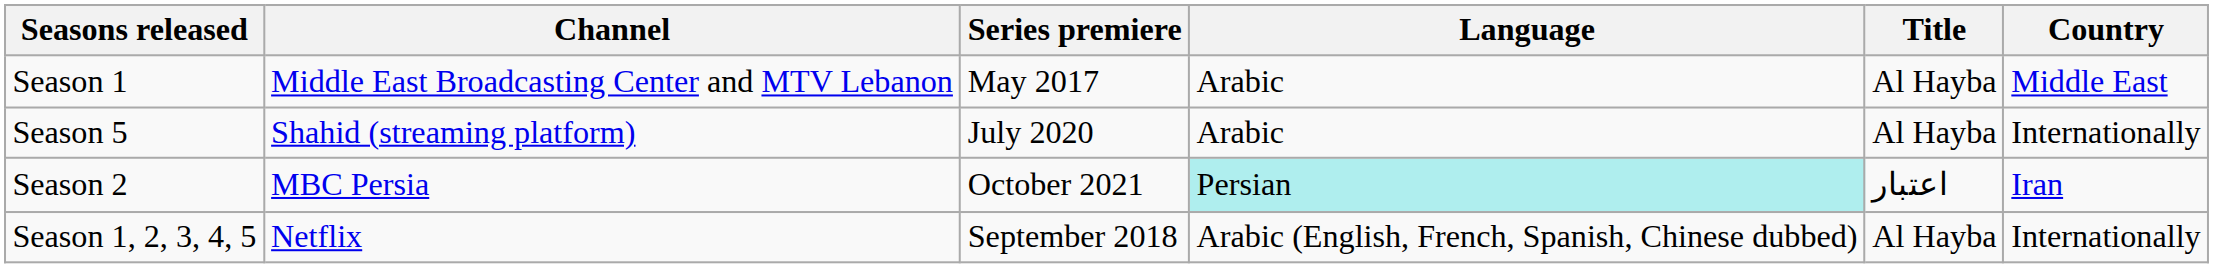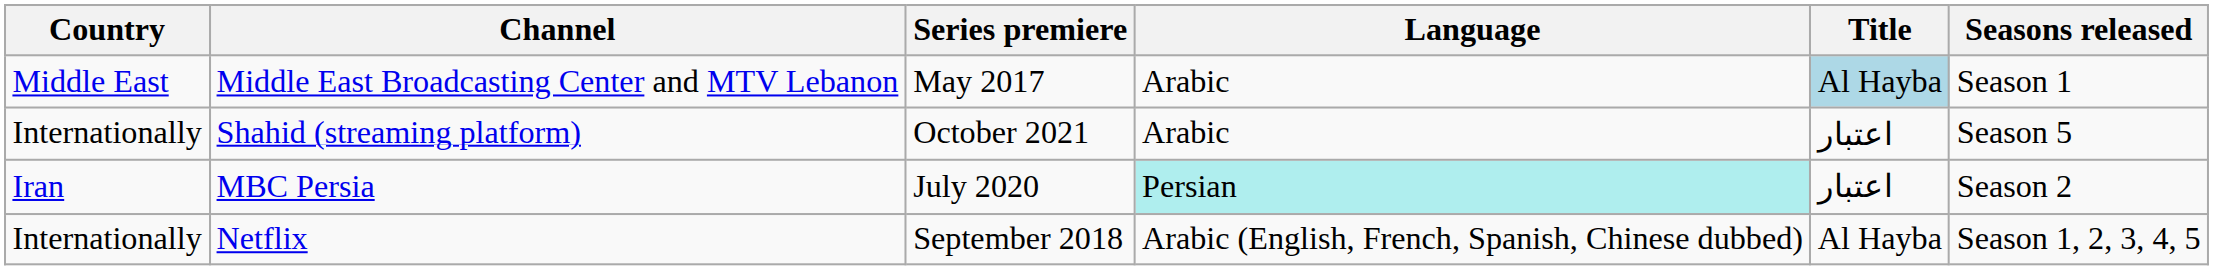columns swapped: (2106, 30) <-> (134, 30)
(1934, 81) no background -> (1880, 81) lightblue background
(1031, 132) July 2020 -> (1001, 133) October 2021
(1934, 132) Al Hayba -> (1855, 134) اعتبار
(1056, 184) October 2021 -> (976, 186) July 2020
